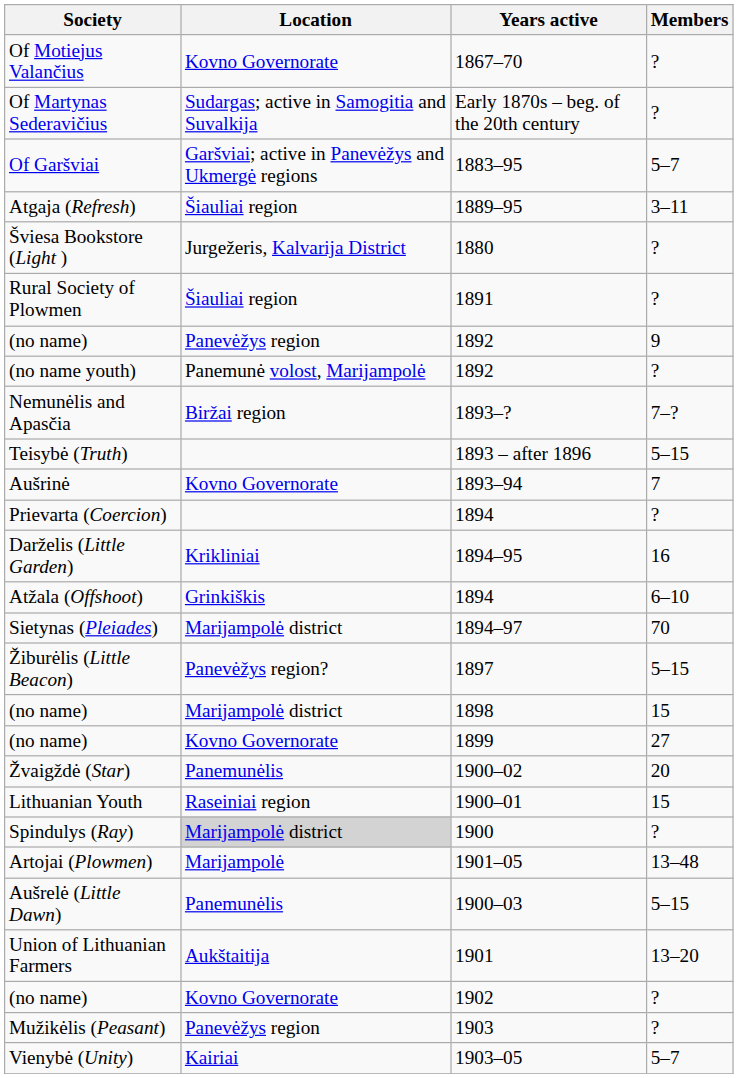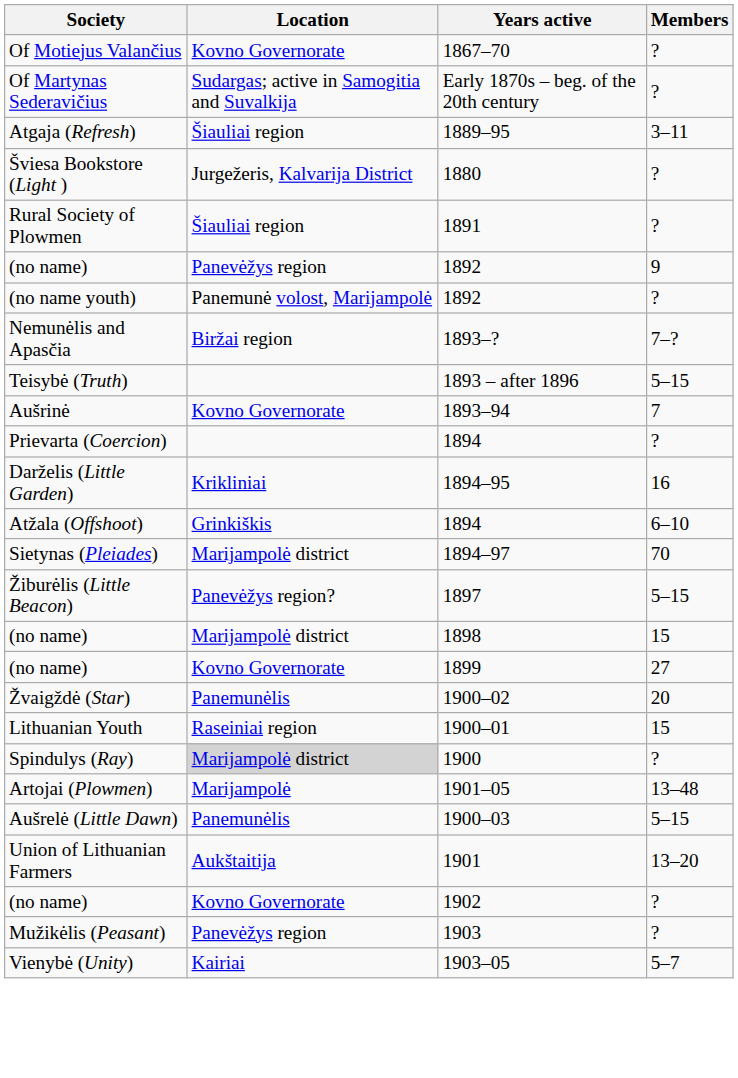- row: (54, 165)
